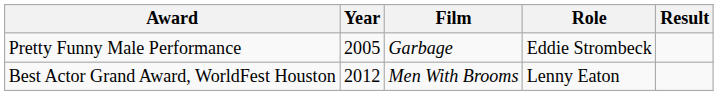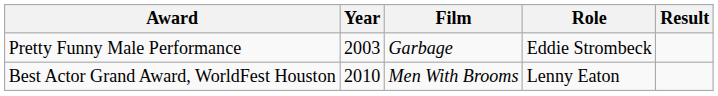(362, 47) 2005 -> (362, 47) 2003
(362, 76) 2012 -> (362, 76) 2010
